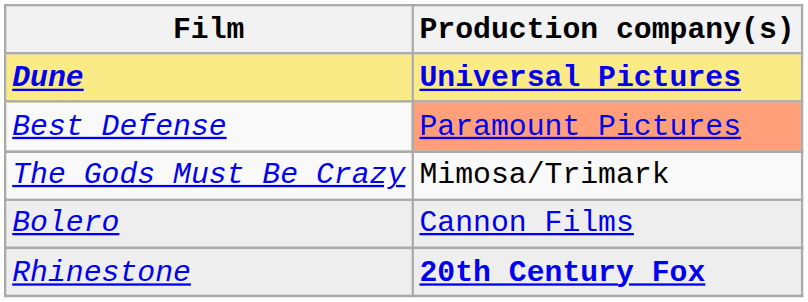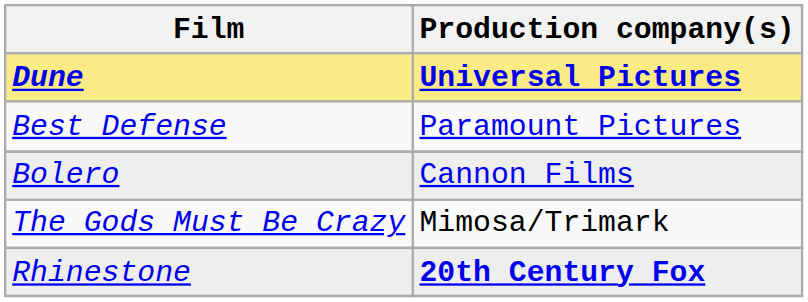(580, 126) lightsalmon background -> (580, 126) no background
rows swapped: (66, 223) <-> (209, 175)
